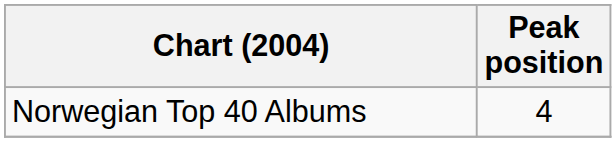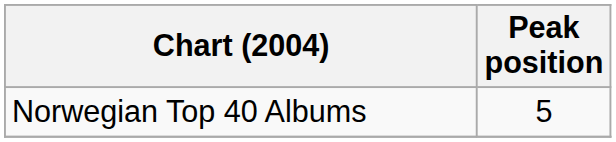(544, 111) 4 -> (544, 111) 5
